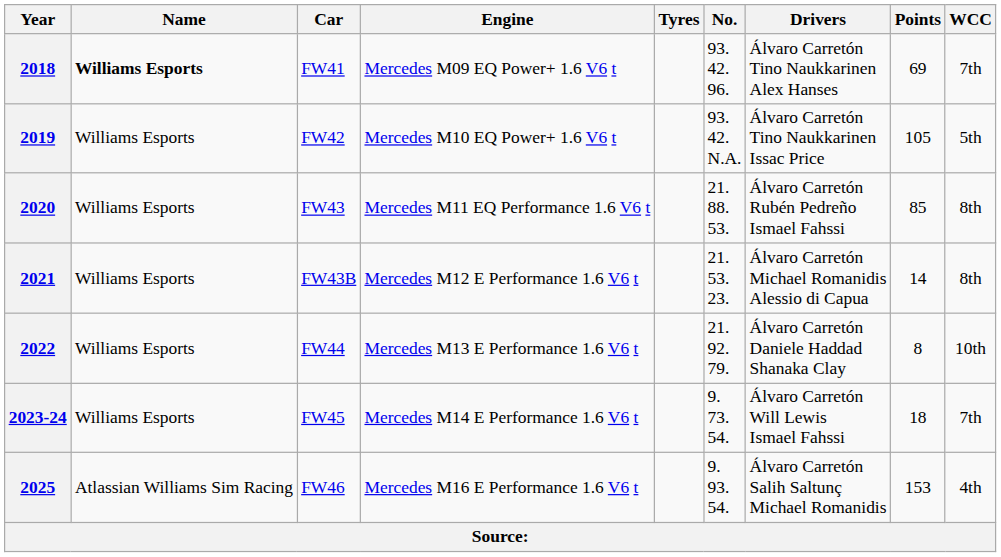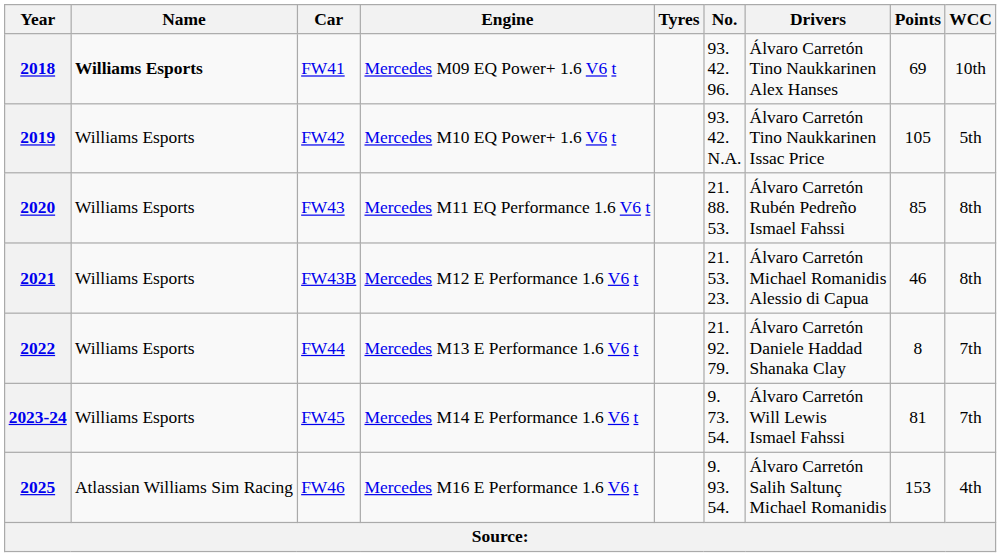(971, 68) 7th -> (971, 68) 10th
(918, 278) 14 -> (918, 278) 46
(971, 348) 10th -> (971, 348) 7th
(918, 417) 18 -> (918, 417) 81
